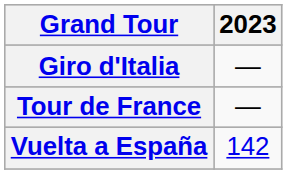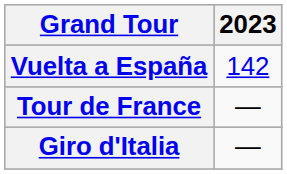rows swapped: (109, 65) <-> (109, 147)
